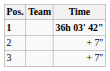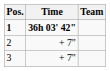columns swapped: (40, 12) <-> (79, 12)
